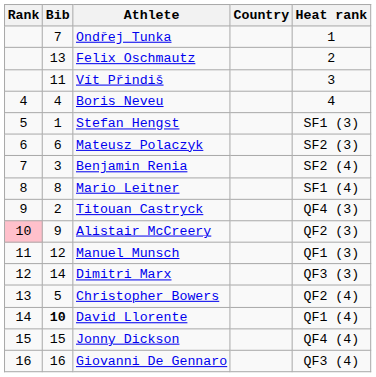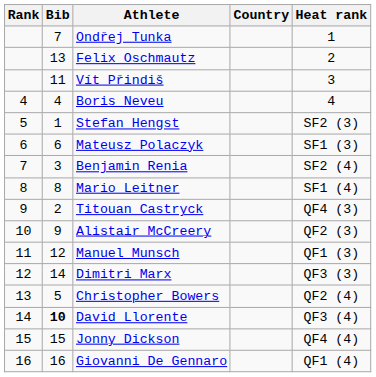(331, 123) SF1 (3) -> (331, 123) SF2 (3)
(331, 145) SF2 (3) -> (331, 145) SF1 (3)
(24, 231) pink background -> (24, 231) no background
(331, 318) QF1 (4) -> (331, 318) QF3 (4)
(331, 361) QF3 (4) -> (331, 361) QF1 (4)
